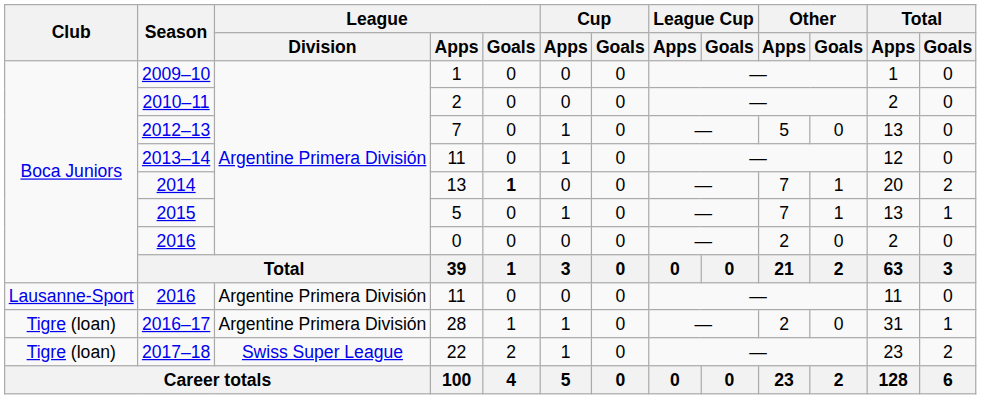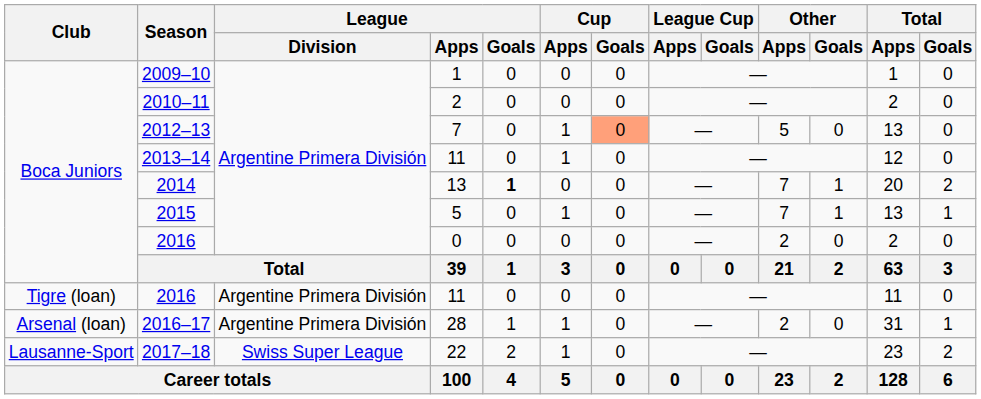(620, 130) no background -> (620, 130) lightsalmon background
(71, 296) Lausanne-Sport -> (71, 296) Tigre (loan)
(71, 324) Tigre (loan) -> (71, 324) Arsenal (loan)
(71, 352) Tigre (loan) -> (71, 352) Lausanne-Sport
